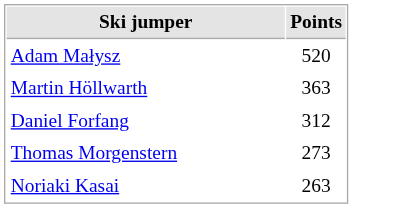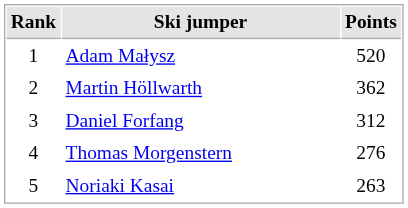+ column: (33, 22)
(316, 88) 363 -> (371, 88) 362
(316, 152) 273 -> (371, 152) 276
